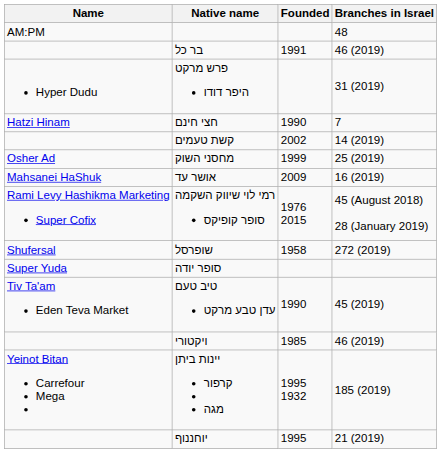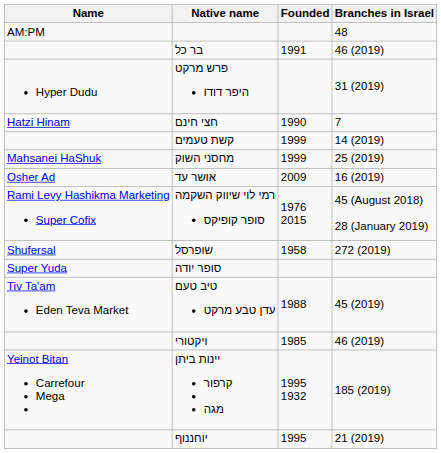(294, 140) 2002 -> (294, 140) 1999
(31, 159) Osher Ad -> (54, 159) Mahsanei HaShuk
(54, 177) Mahsanei HaShuk -> (31, 177) Osher Ad
(294, 304) 1990 -> (294, 304) 1988
